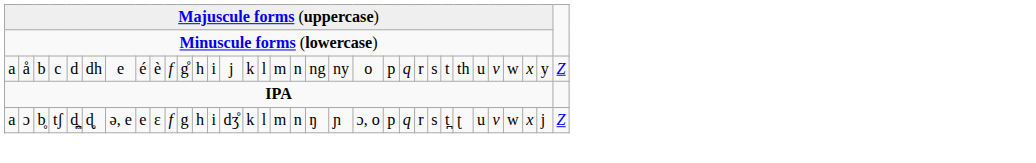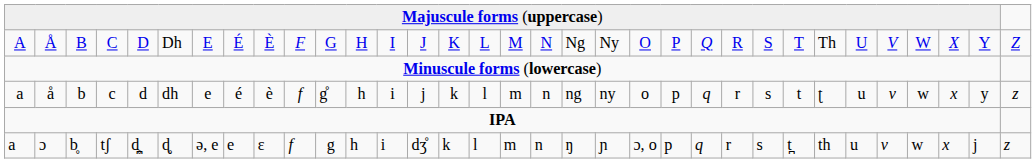+ row: (112, 42)
(463, 68) th -> (820, 94) ʈ
(561, 68) Z -> (1015, 94) z
(459, 119) ʈ -> (824, 145) th
(561, 119) Z -> (1007, 145) z
